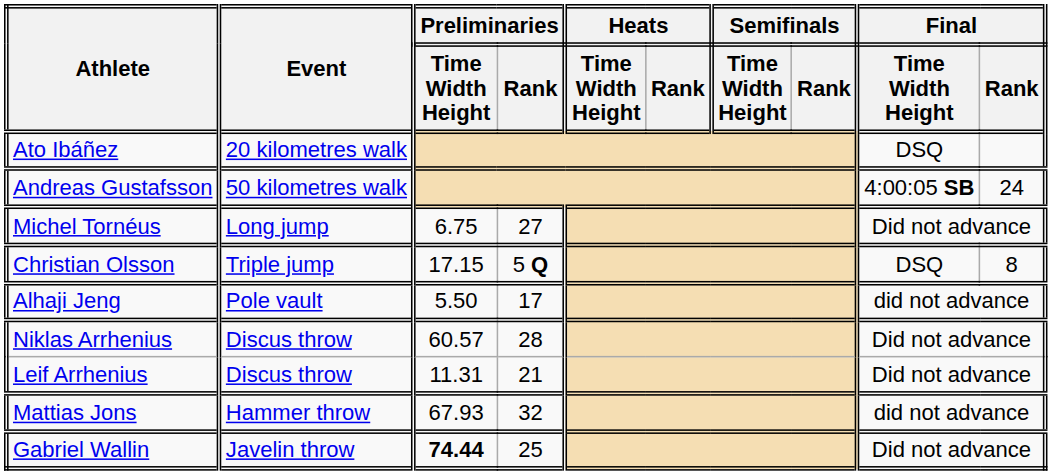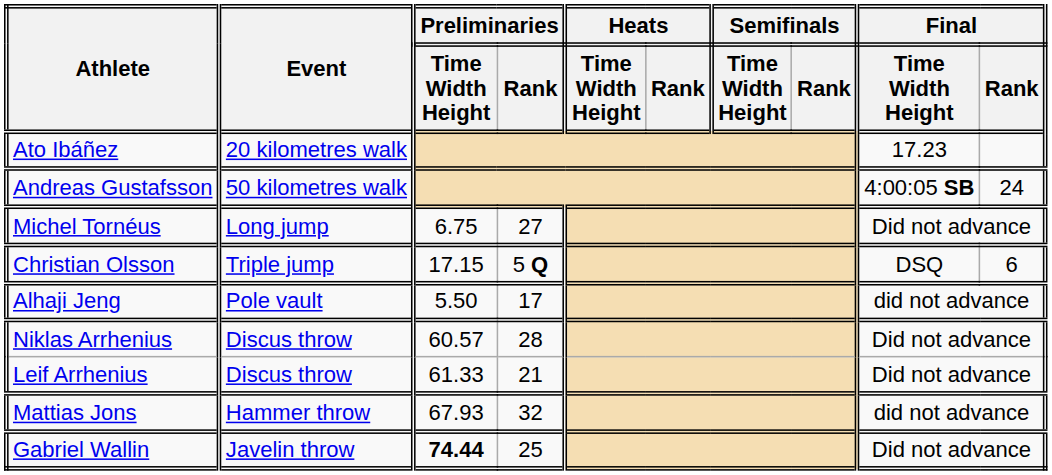(919, 150) DSQ -> (919, 150) 17.23
(1012, 264) 8 -> (1012, 264) 6
(456, 374) 11.31 -> (456, 374) 61.33
